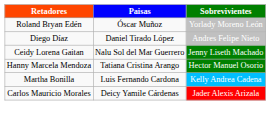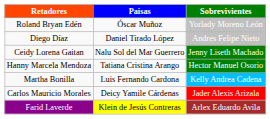+ row: (49, 106)
